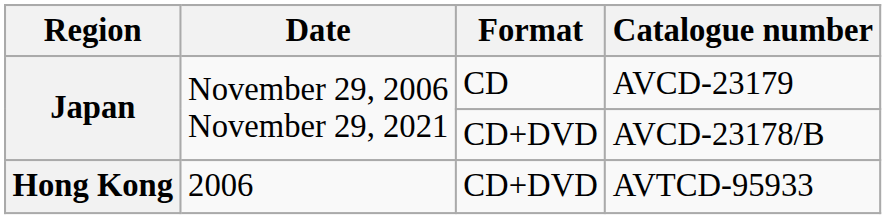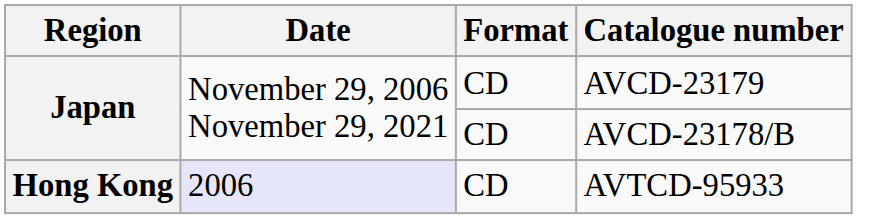(531, 133) CD+DVD -> (486, 133) CD
(221, 185) no background -> (221, 185) lavender background
(531, 185) CD+DVD -> (486, 185) CD
